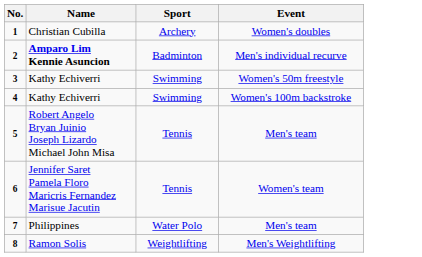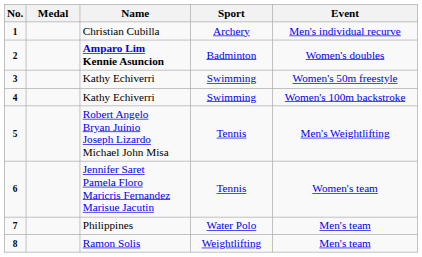+ column: (53, 13)
(291, 31) Women's doubles -> (345, 31) Men's individual recurve
(291, 55) Men's individual recurve -> (345, 55) Women's doubles
(291, 133) Men's team -> (345, 133) Men's Weightlifting
(291, 243) Men's Weightlifting -> (345, 243) Men's team
